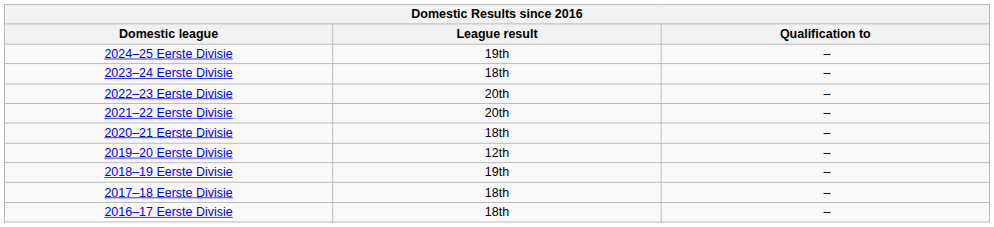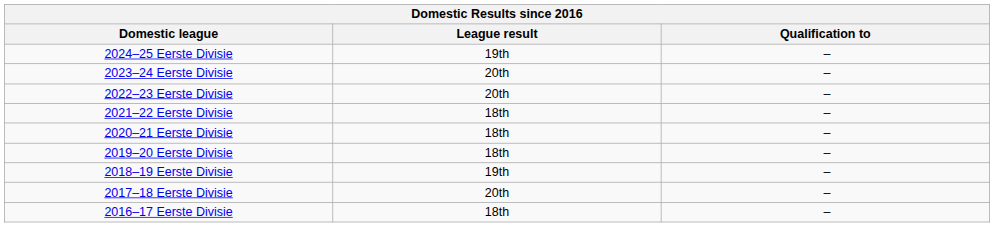(497, 73) 18th -> (497, 73) 20th
(497, 113) 20th -> (497, 113) 18th
(497, 152) 12th -> (497, 152) 18th
(497, 192) 18th -> (497, 192) 20th
